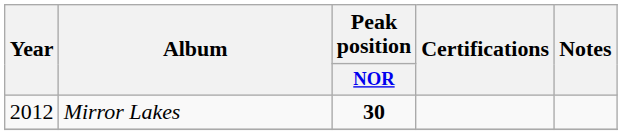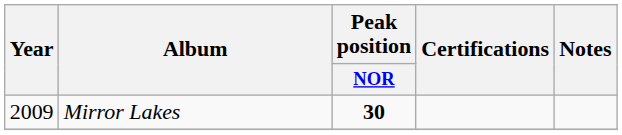(32, 112) 2012 -> (32, 112) 2009
